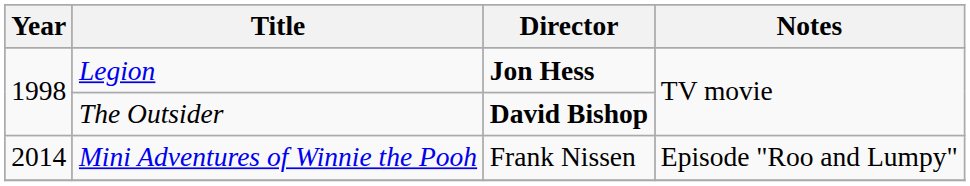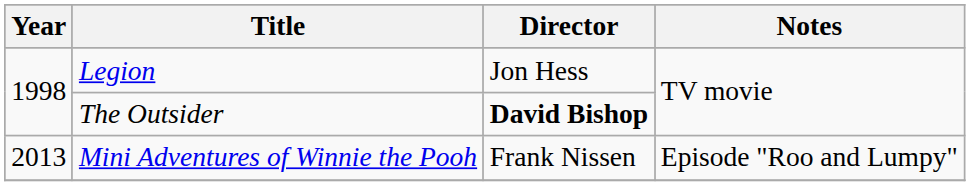(542, 69) bold -> (539, 69) normal
(39, 157) 2014 -> (39, 157) 2013
